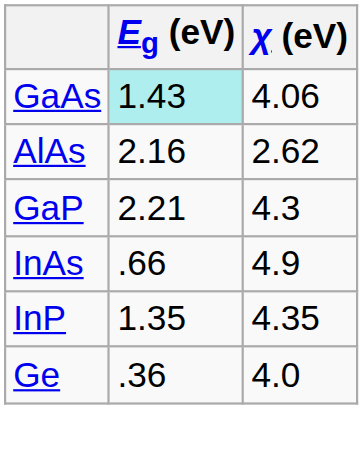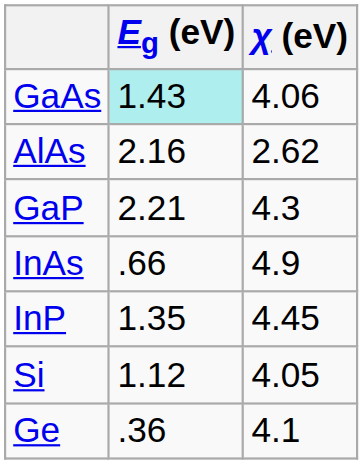(286, 318) 4.35 -> (286, 318) 4.45
+ row: (29, 374)
(276, 374) 4.0 -> (276, 430) 4.1
